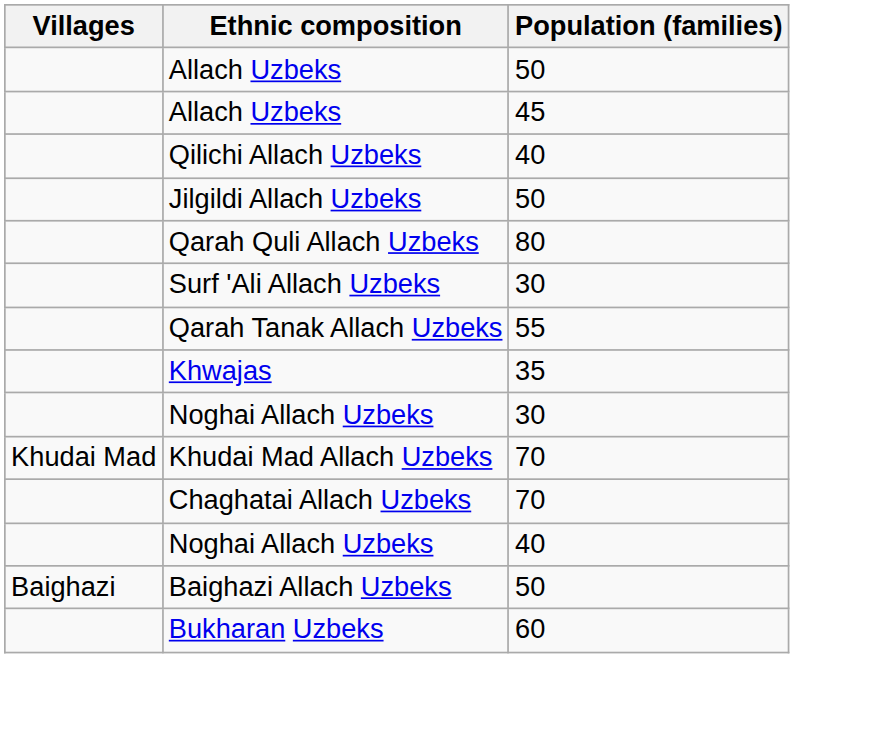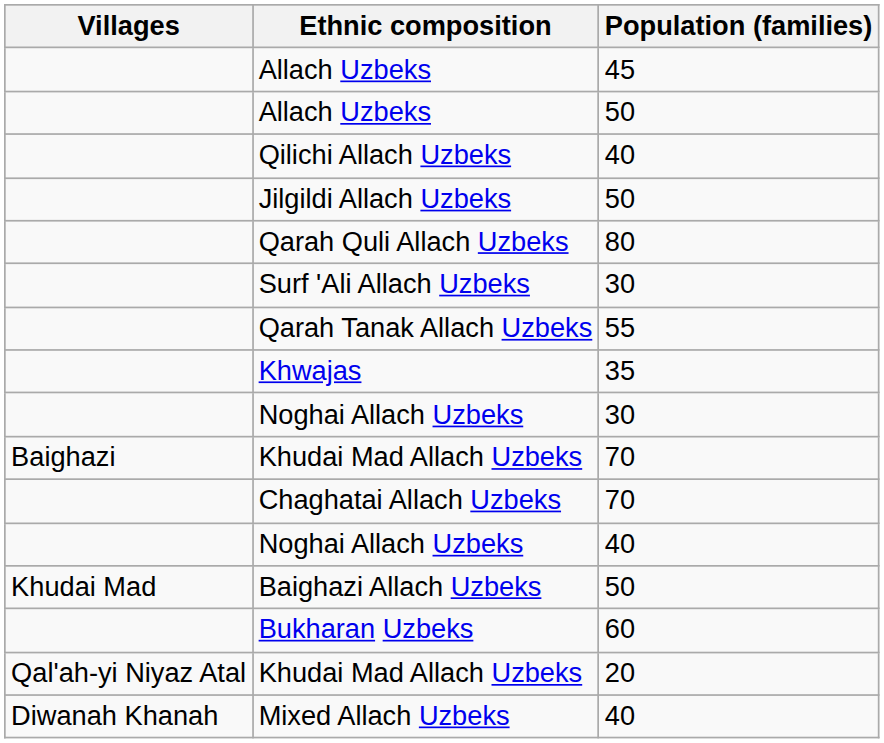rows swapped: (255, 112) <-> (255, 69)
(84, 457) Khudai Mad -> (63, 457) Baighazi
(63, 586) Baighazi -> (84, 586) Khudai Mad
+ row: (420, 673)
+ row: (384, 716)
